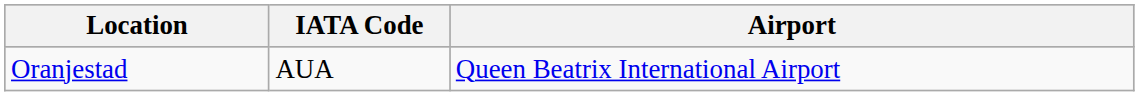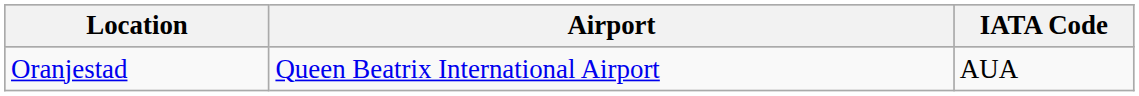columns swapped: (792, 25) <-> (359, 25)
